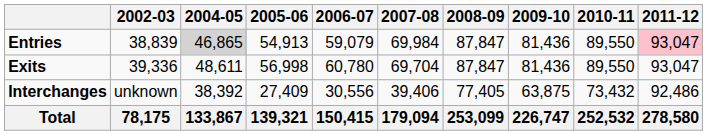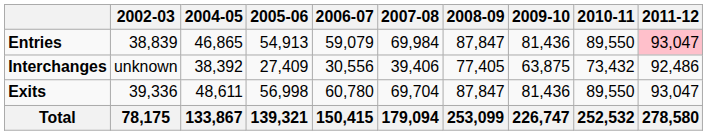(219, 42) lightgrey background -> (219, 42) no background
rows swapped: (27, 67) <-> (57, 92)
